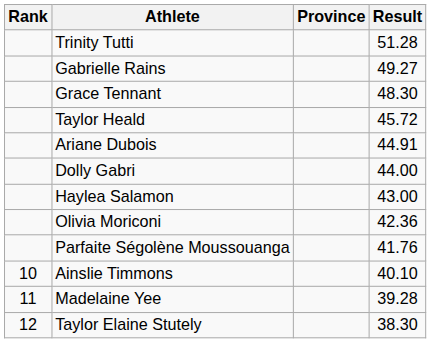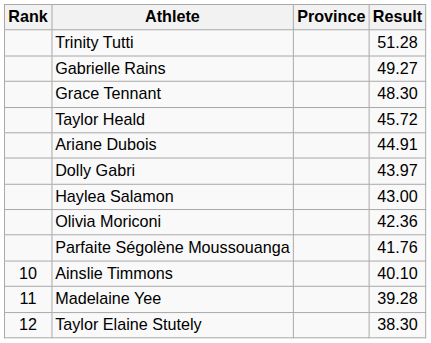(398, 171) 44.00 -> (398, 171) 43.97
